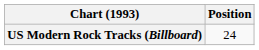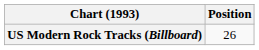(230, 34) 24 -> (230, 34) 26
